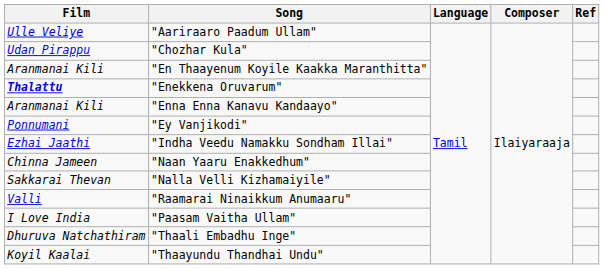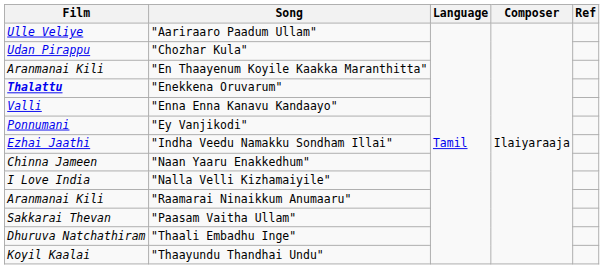(56, 107) Aranmanai Kili -> (25, 107) Valli
(59, 181) Sakkarai Thevan -> (49, 181) I Love India
(25, 199) Valli -> (56, 199) Aranmanai Kili
(49, 218) I Love India -> (59, 218) Sakkarai Thevan
